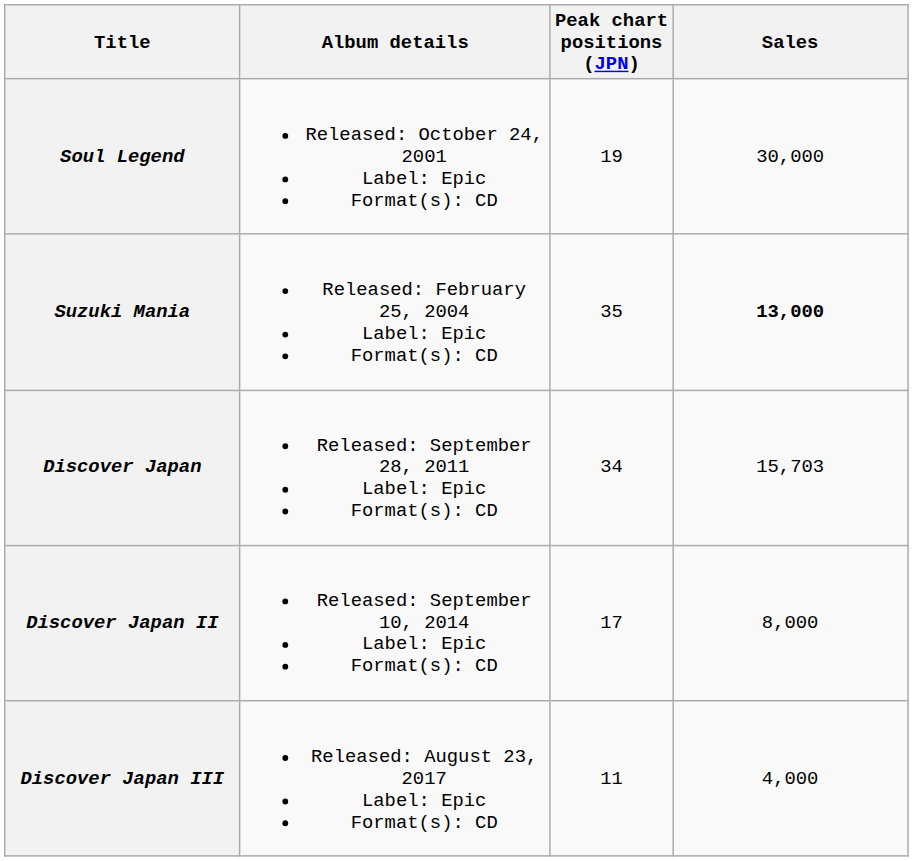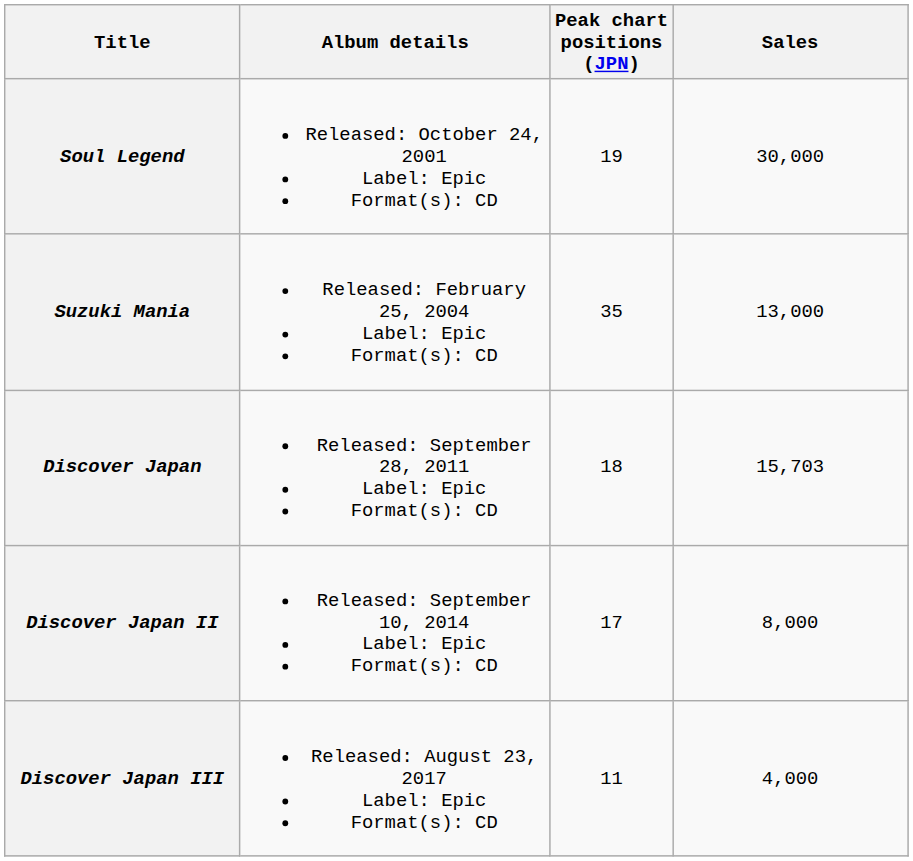(790, 312) bold -> (790, 312) normal
(612, 468) 34 -> (612, 468) 18
